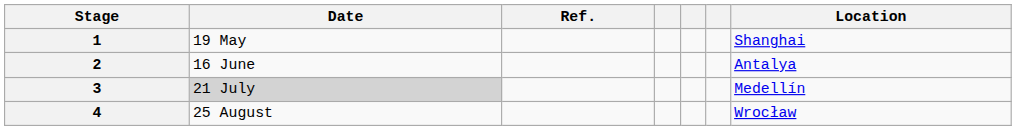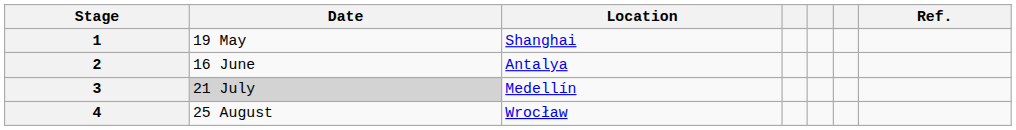columns swapped: (871, 17) <-> (578, 17)
